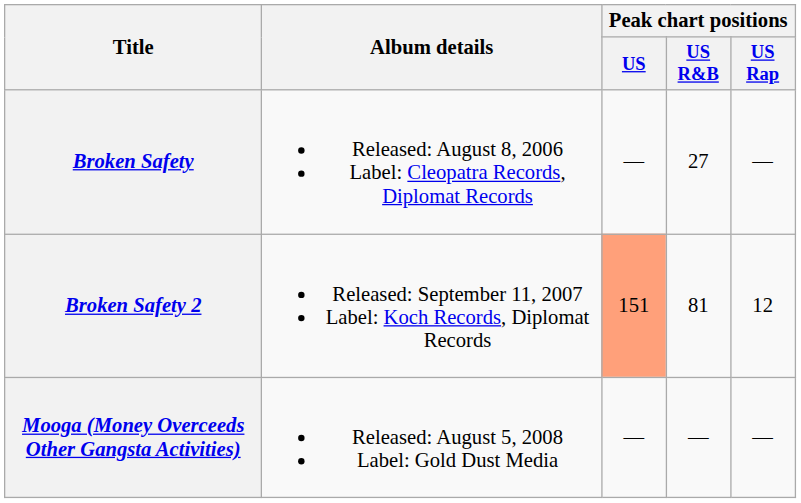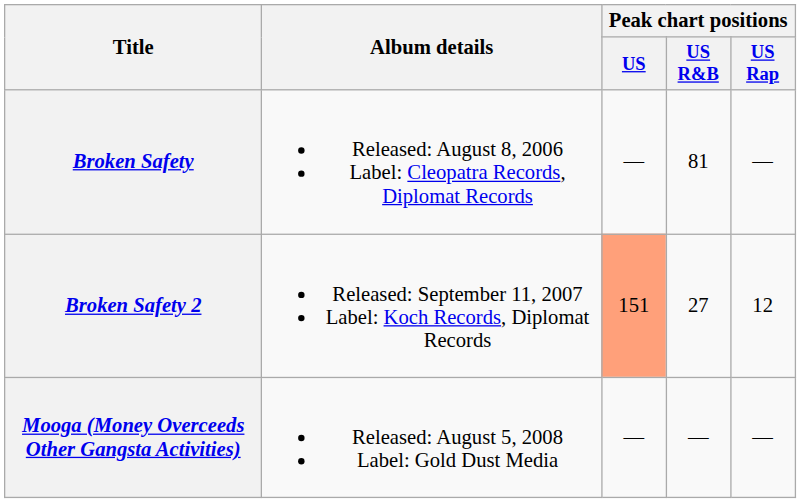(698, 161) 27 -> (698, 161) 81
(698, 305) 81 -> (698, 305) 27
